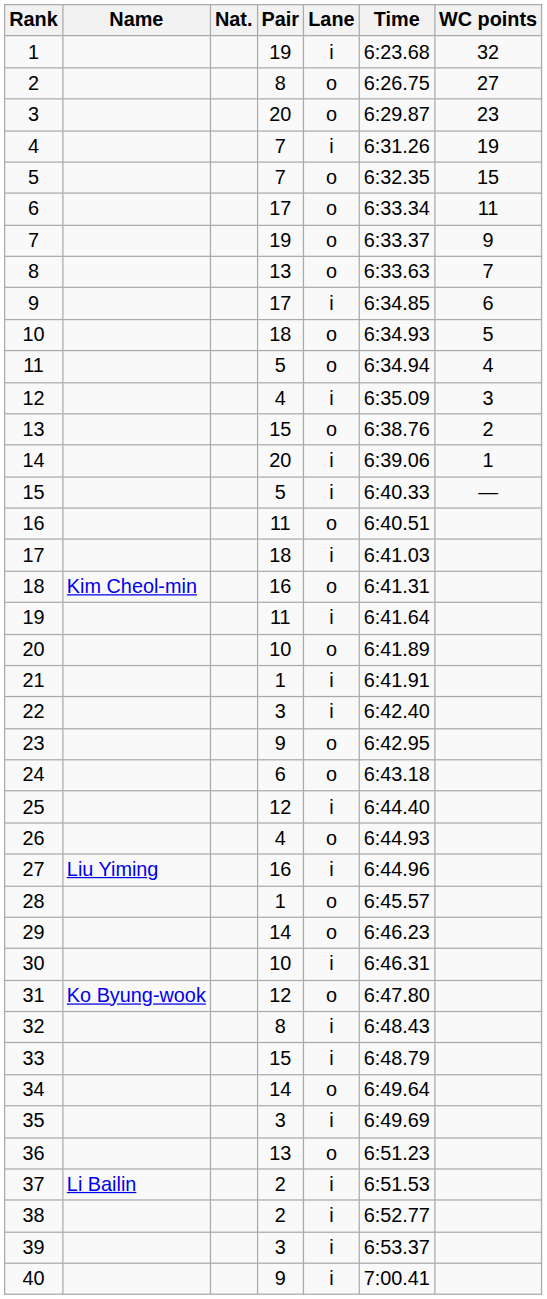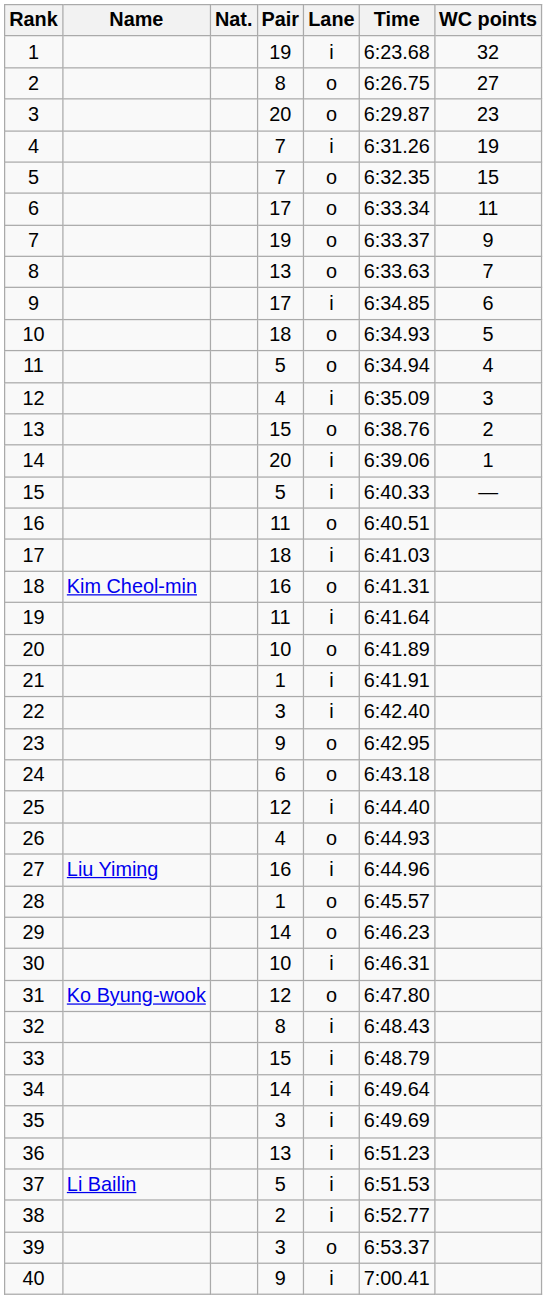(331, 1090) o -> (331, 1090) i
(331, 1152) o -> (331, 1152) i
(280, 1184) 2 -> (280, 1184) 5
(331, 1247) i -> (331, 1247) o
